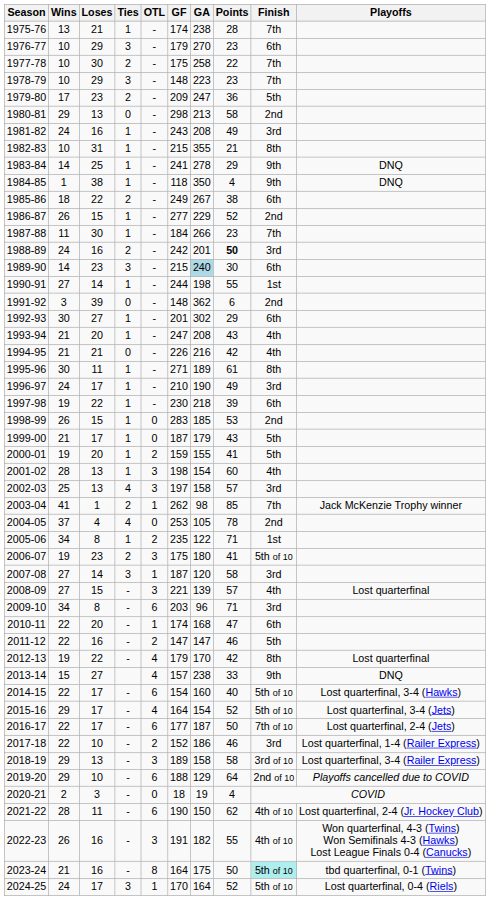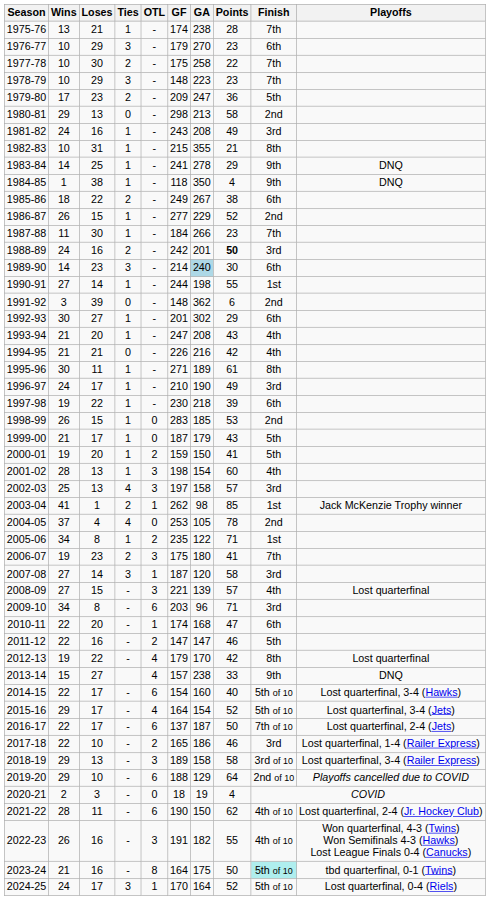(179, 268) 215 -> (179, 268) 214
(202, 455) 155 -> (202, 455) 150
(274, 506) 7th -> (274, 506) 1st
(274, 557) 5th of 10 -> (274, 557) 7th
(179, 727) 177 -> (179, 727) 137
(179, 744) 152 -> (179, 744) 165
